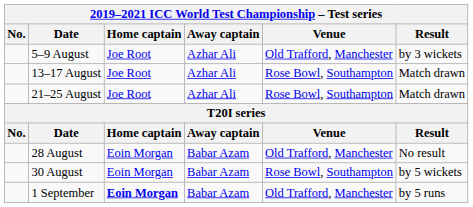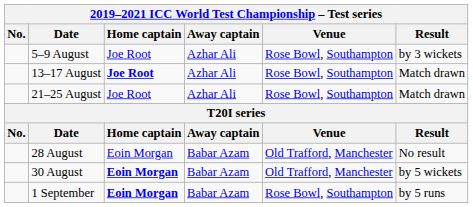(329, 53) Old Trafford, Manchester -> (329, 53) Rose Bowl, Southampton
(129, 73) normal -> (130, 73) bold
(140, 172) normal -> (142, 172) bold
(329, 172) Rose Bowl, Southampton -> (329, 172) Old Trafford, Manchester
(329, 192) Old Trafford, Manchester -> (329, 192) Rose Bowl, Southampton
